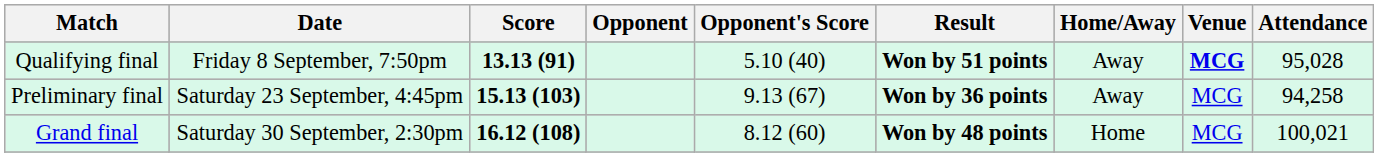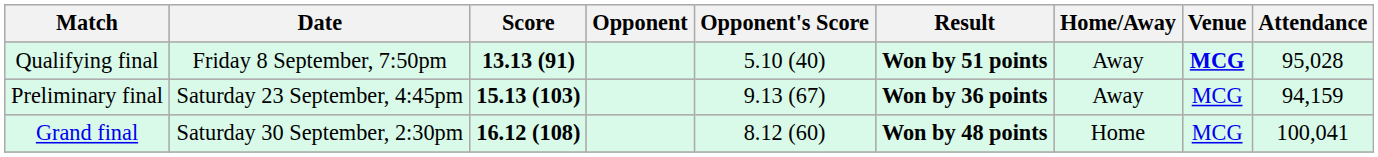(1313, 96) 94,258 -> (1313, 96) 94,159
(1313, 133) 100,021 -> (1313, 133) 100,041
